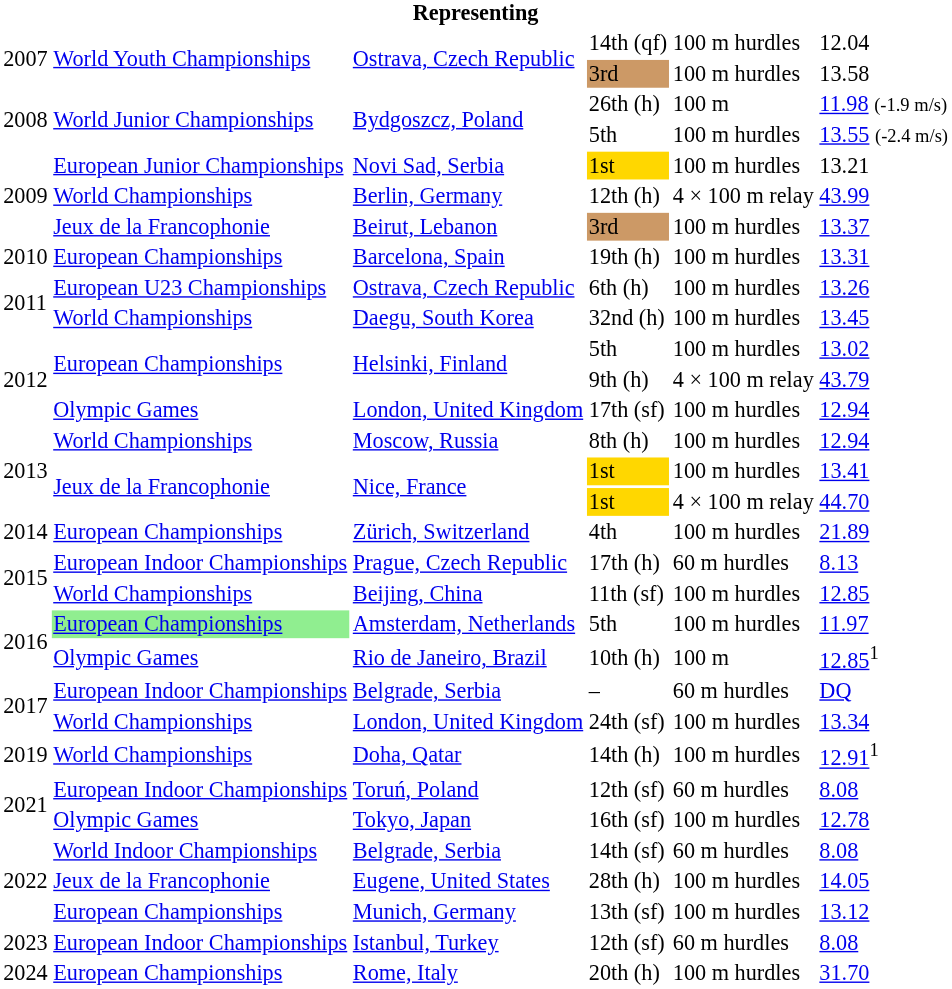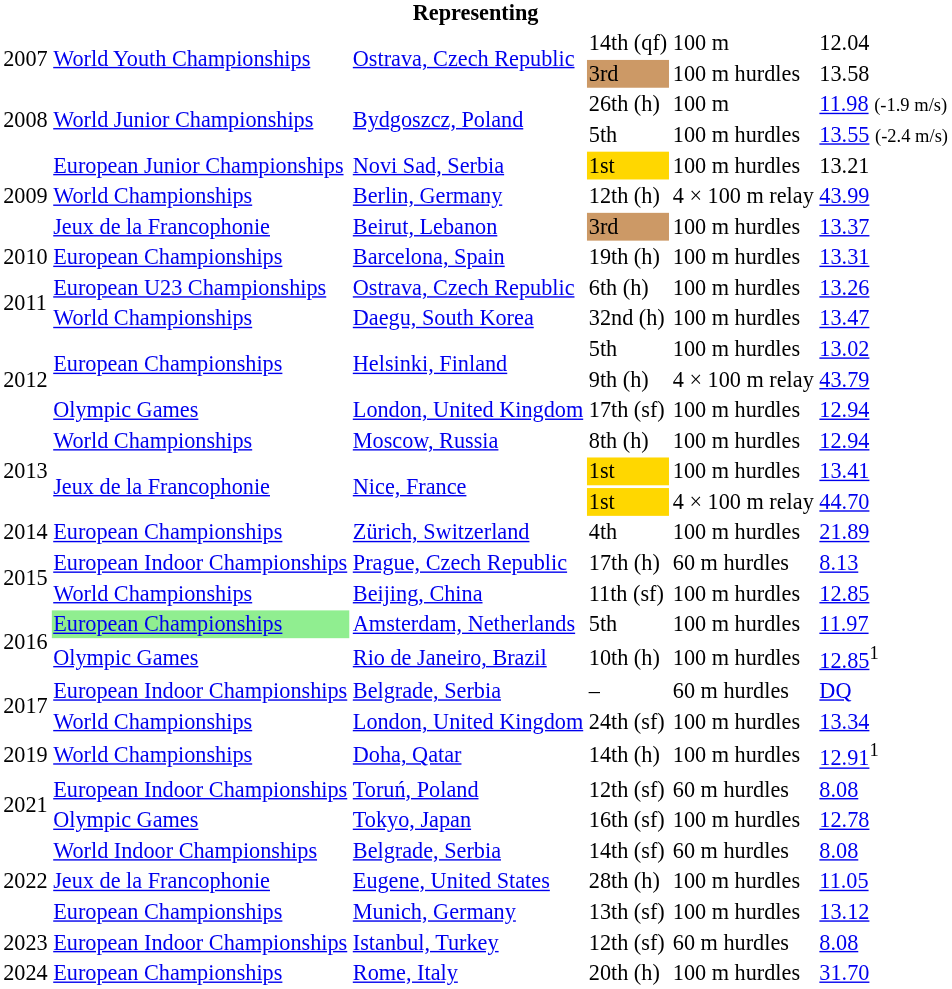(736, 43) 100 m hurdles -> (701, 43) 100 m
(844, 318) 13.45 -> (844, 318) 13.47
(701, 657) 100 m -> (736, 657) 100 m hurdles
(844, 880) 14.05 -> (844, 880) 11.05
